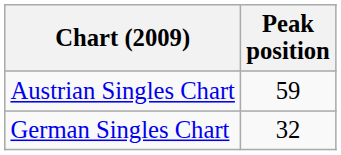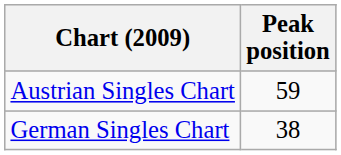(288, 129) 32 -> (288, 129) 38
